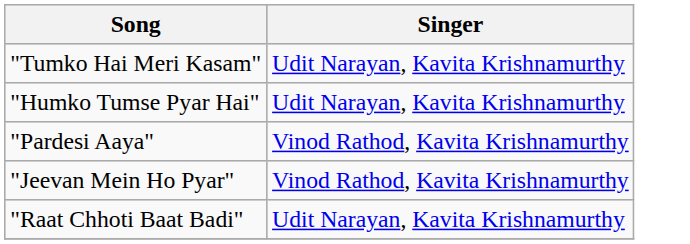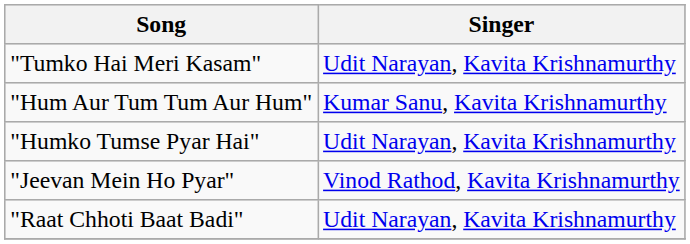+ row: (161, 102)
- row: (82, 141)
